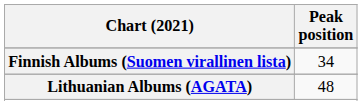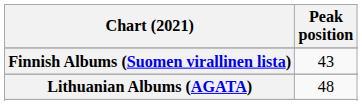(326, 61) 34 -> (326, 61) 43
